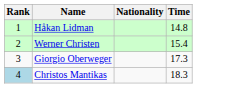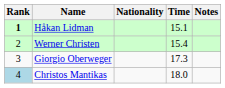+ column: (206, 12)
(18, 28) normal -> (18, 28) bold
(179, 28) 14.8 -> (179, 28) 15.1
(179, 75) 18.3 -> (179, 75) 18.0
